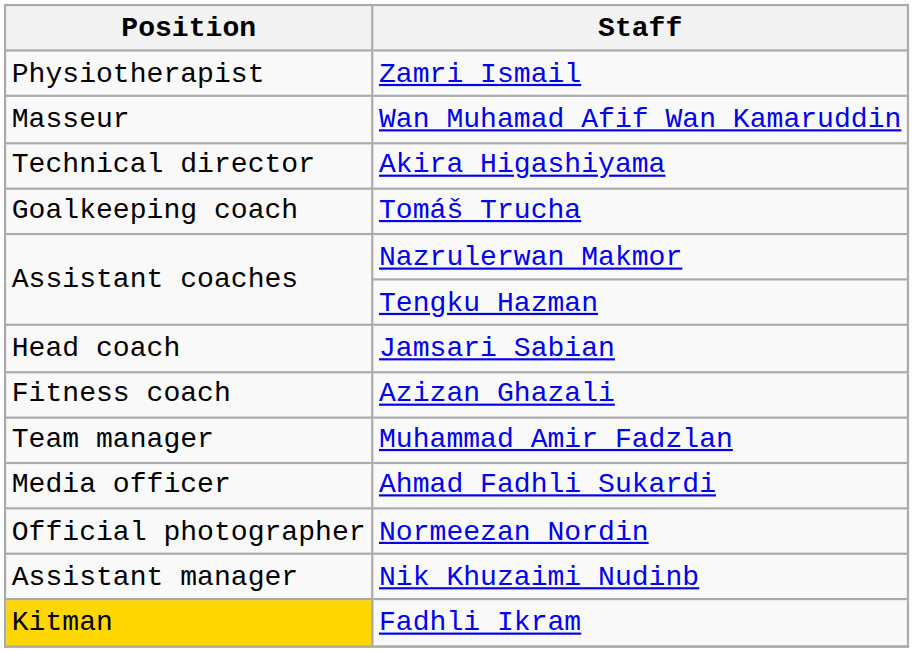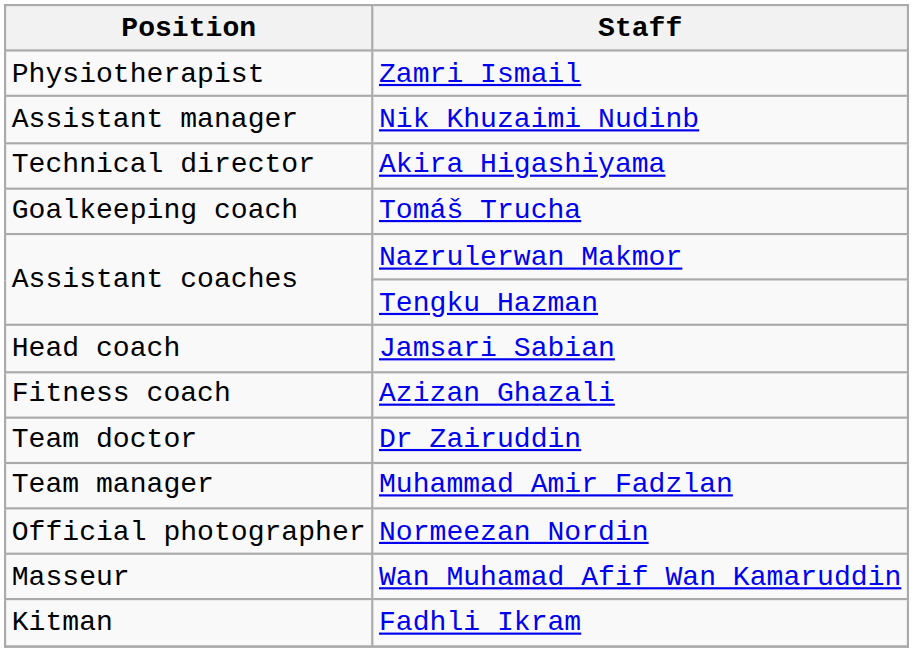rows swapped: (539, 577) <-> (640, 119)
+ row: (480, 440)
- row: (548, 486)
(62, 623) gold background -> (62, 623) no background
